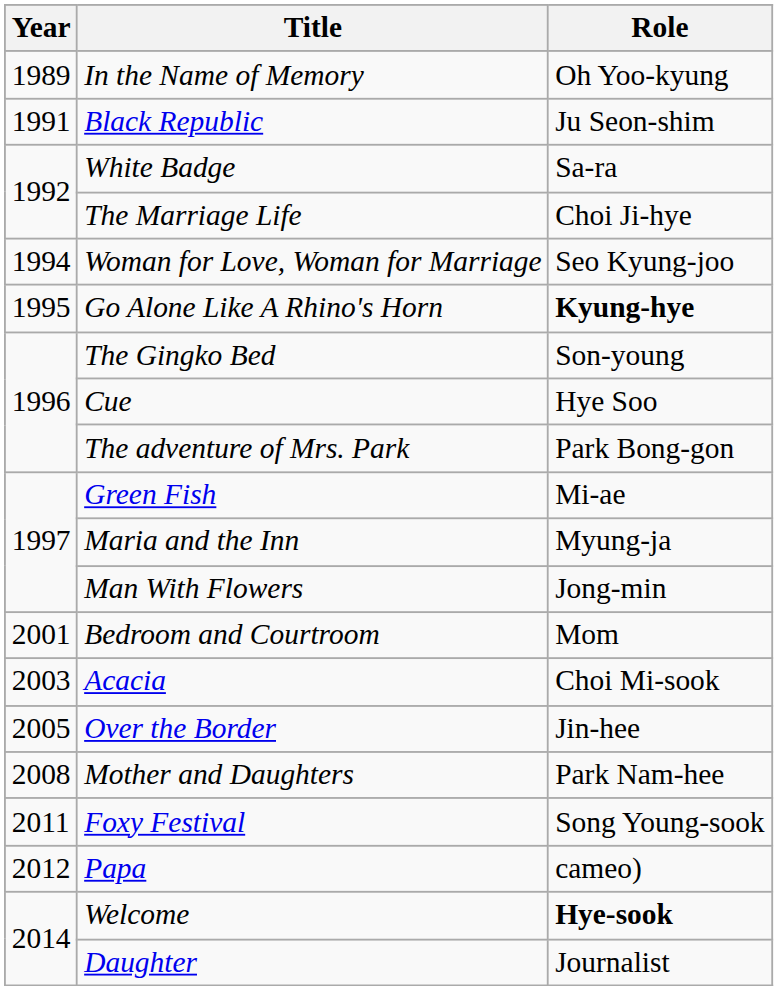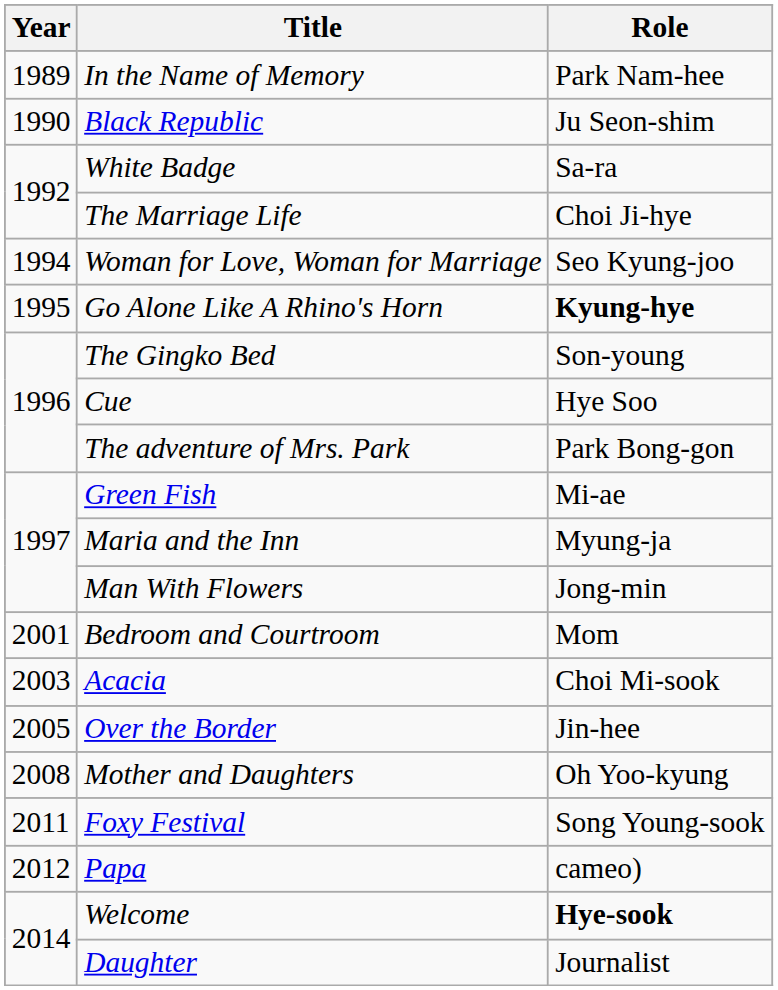(642, 74) Oh Yoo-kyung -> (640, 74) Park Nam-hee
(41, 121) 1991 -> (41, 121) 1990
(640, 774) Park Nam-hee -> (642, 774) Oh Yoo-kyung
